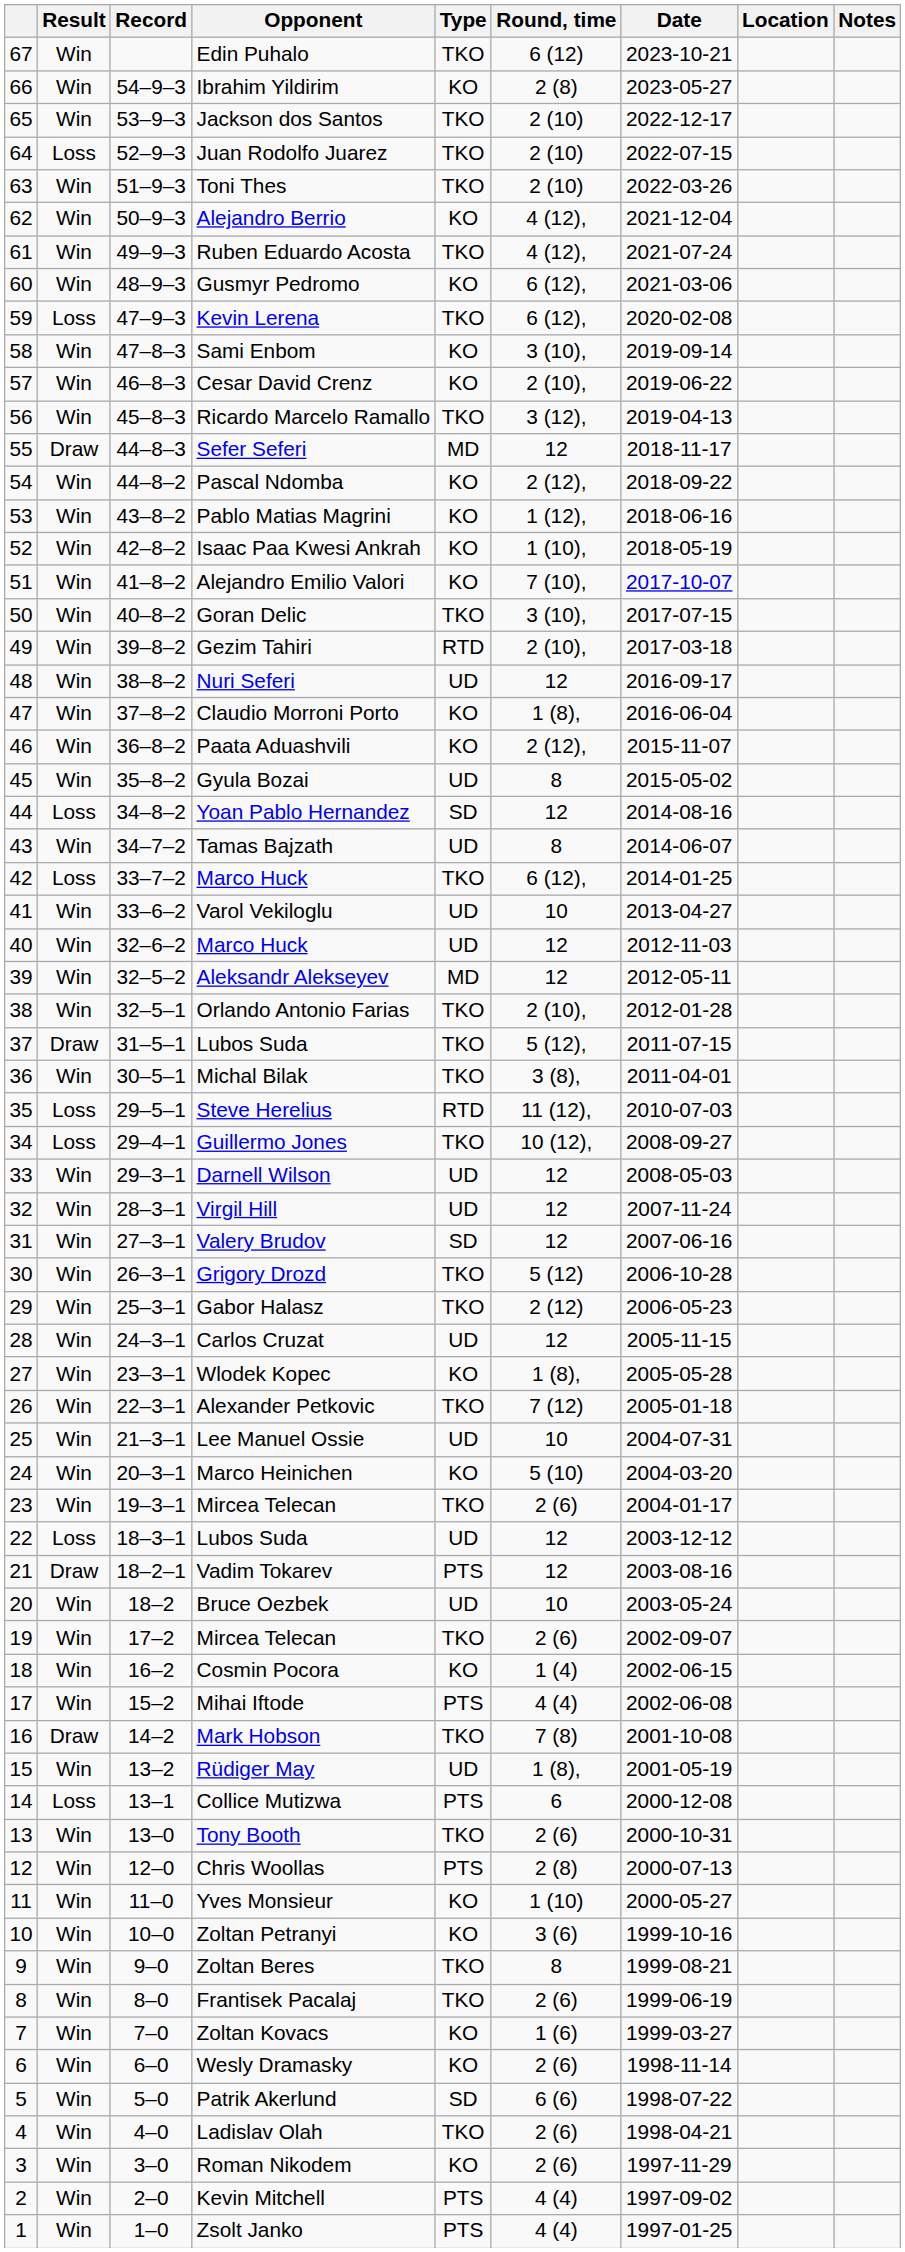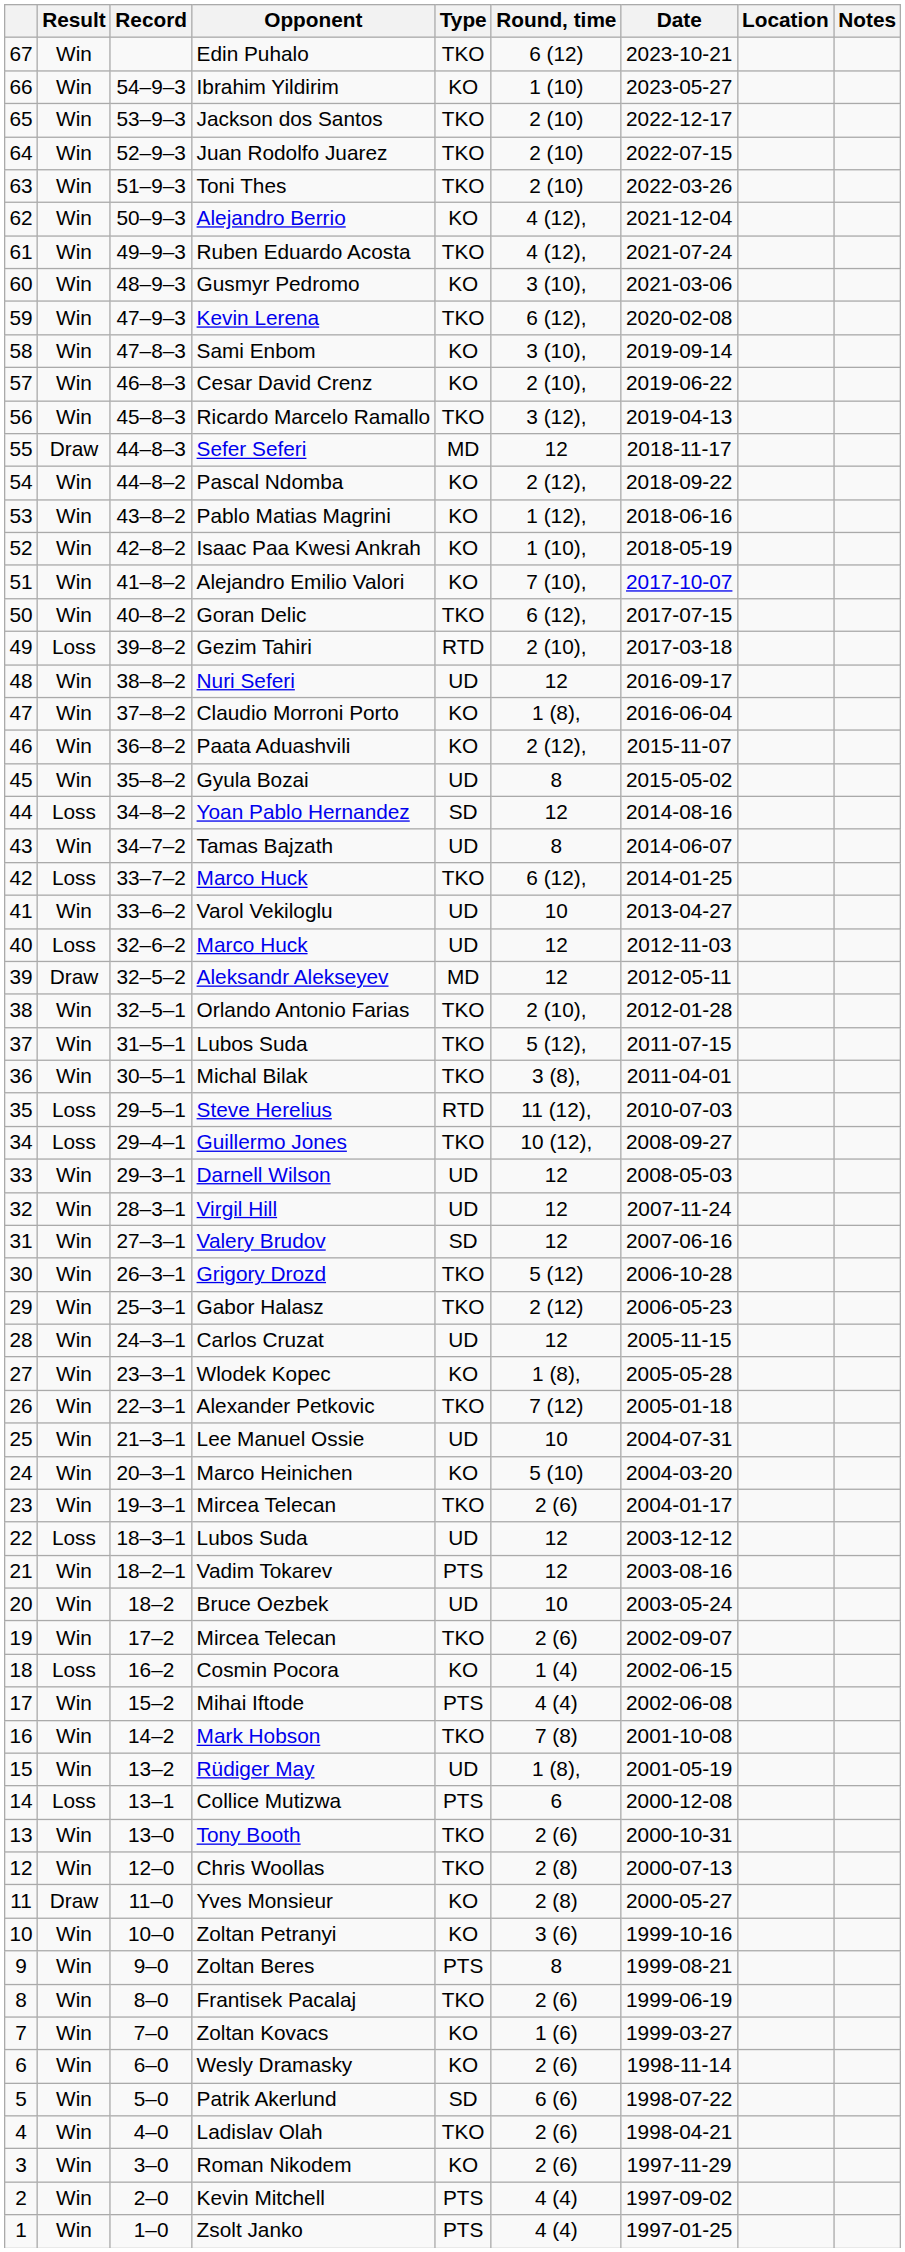(556, 86) 2 (8) -> (556, 86) 1 (10)
(74, 152) Loss -> (74, 152) Win
(556, 284) 6 (12), -> (556, 284) 3 (10),
(74, 317) Loss -> (74, 317) Win
(556, 614) 3 (10), -> (556, 614) 6 (12),
(74, 647) Win -> (74, 647) Loss
(74, 944) Win -> (74, 944) Loss
(74, 977) Win -> (74, 977) Draw
(74, 1043) Draw -> (74, 1043) Win
(74, 1571) Draw -> (74, 1571) Win
(74, 1670) Win -> (74, 1670) Loss
(74, 1736) Draw -> (74, 1736) Win
(463, 1868) PTS -> (463, 1868) TKO
(74, 1901) Win -> (74, 1901) Draw
(556, 1901) 1 (10) -> (556, 1901) 2 (8)
(463, 1967) TKO -> (463, 1967) PTS
